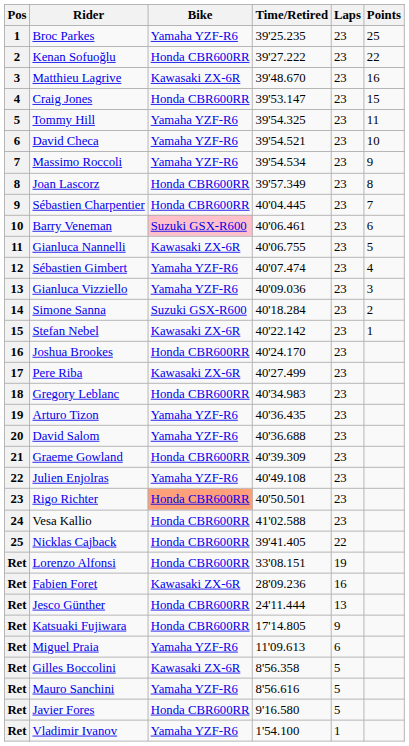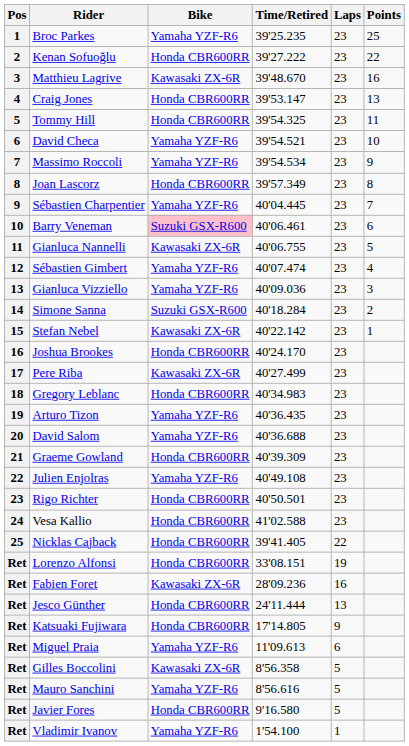(373, 99) 15 -> (373, 99) 13
(194, 120) Yamaha YZF-R6 -> (200, 120) Honda CBR600RR
(200, 204) Honda CBR600RR -> (194, 204) Yamaha YZF-R6
(200, 499) lightsalmon background -> (200, 499) no background
